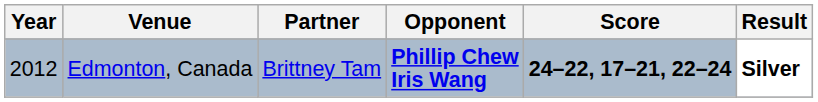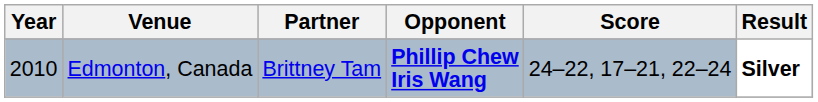(34, 68) 2012 -> (34, 68) 2010
(630, 68) bold -> (630, 68) normal
